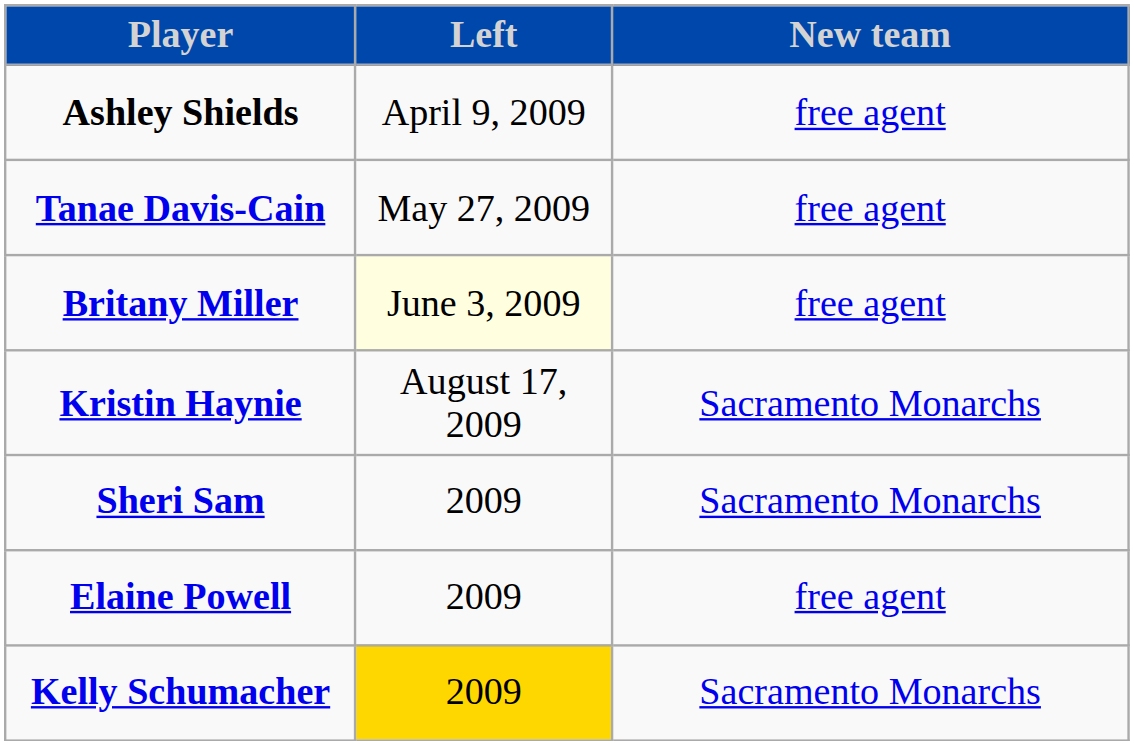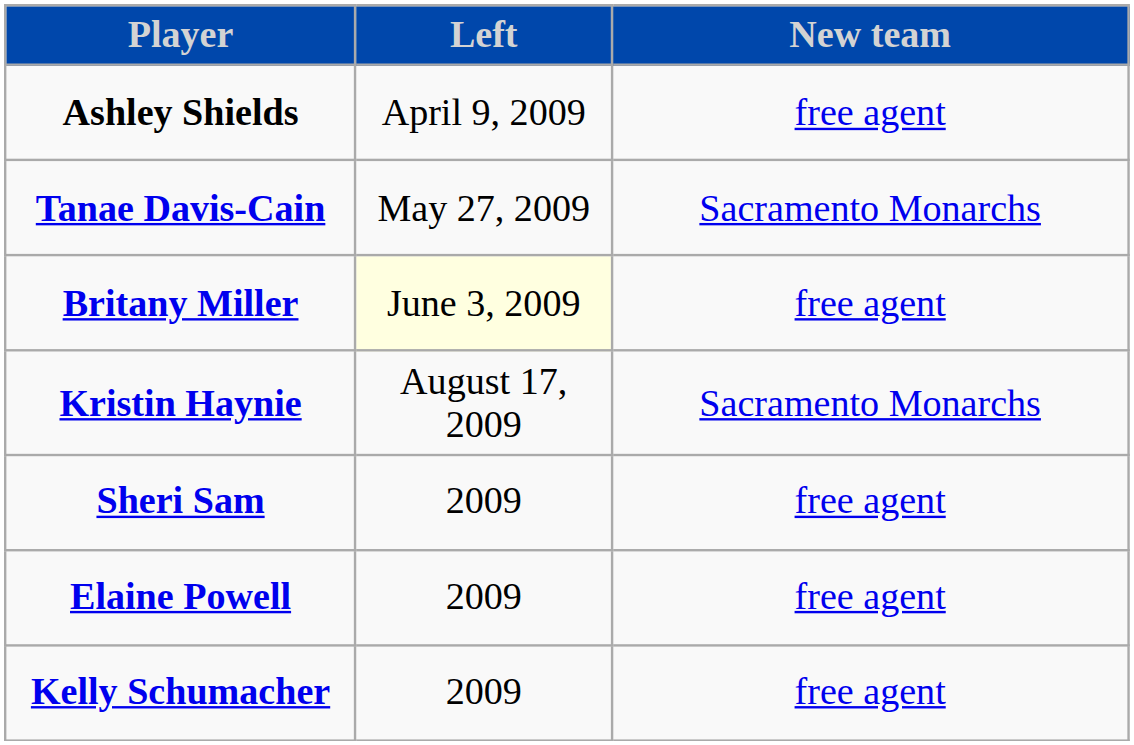(870, 207) free agent -> (870, 207) Sacramento Monarchs
(870, 501) Sacramento Monarchs -> (870, 501) free agent
(484, 691) gold background -> (484, 691) no background
(870, 691) Sacramento Monarchs -> (870, 691) free agent
